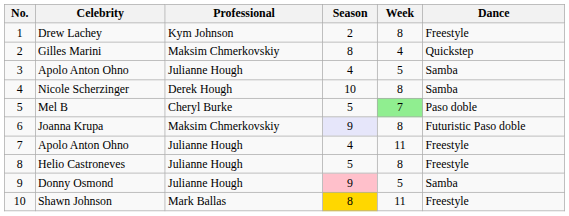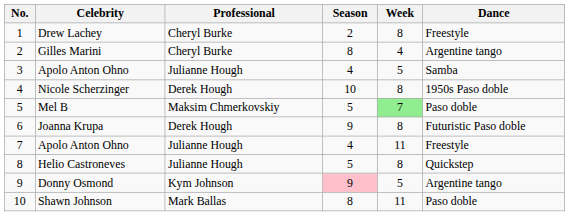(201, 32) Kym Johnson -> (200, 32) Cheryl Burke
(224, 51) Maksim Chmerkovskiy -> (200, 51) Cheryl Burke
(449, 51) Quickstep -> (464, 51) Argentine tango
(442, 88) Samba -> (467, 88) 1950s Paso doble
(200, 107) Cheryl Burke -> (224, 107) Maksim Chmerkovskiy
(224, 126) Maksim Chmerkovskiy -> (200, 126) Derek Hough
(350, 126) lavender background -> (350, 126) no background
(447, 164) Freestyle -> (449, 164) Quickstep
(205, 182) Julianne Hough -> (201, 182) Kym Johnson
(442, 182) Samba -> (464, 182) Argentine tango
(350, 201) gold background -> (350, 201) no background
(447, 201) Freestyle -> (451, 201) Paso doble
